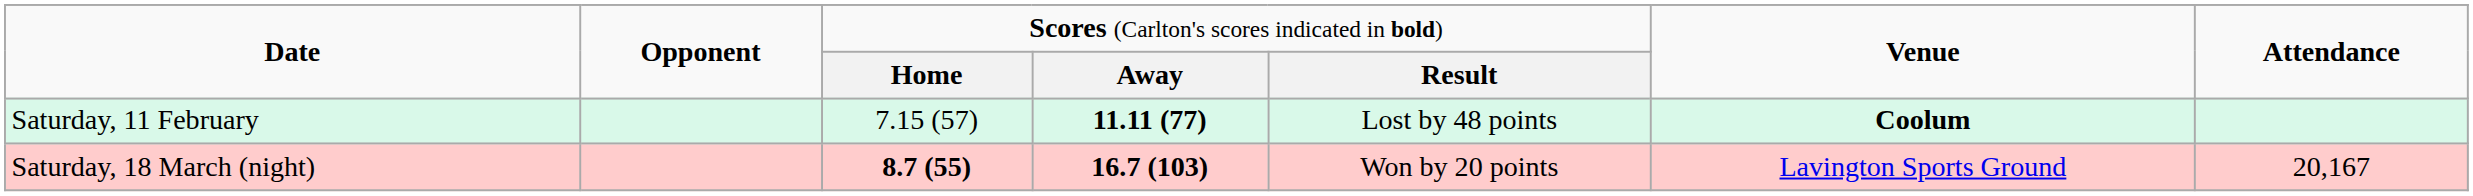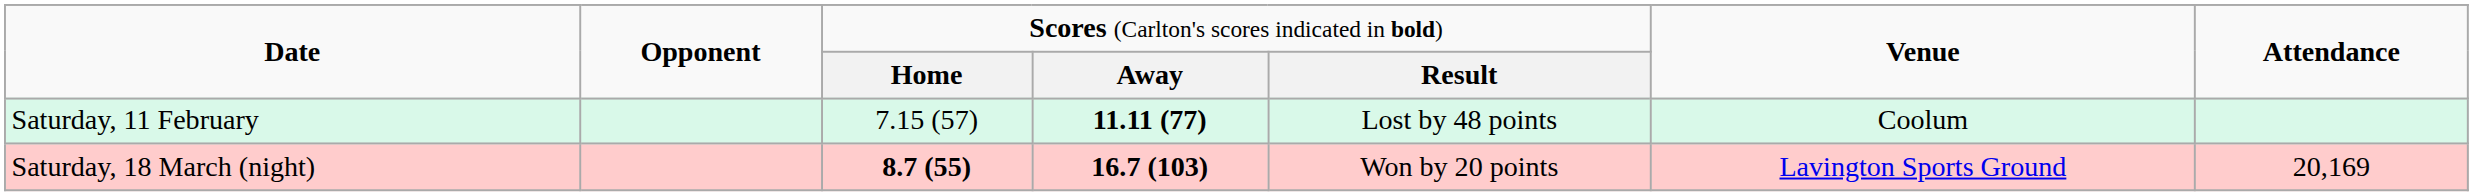(1923, 120) bold -> (1923, 120) normal
(2331, 166) 20,167 -> (2331, 166) 20,169
